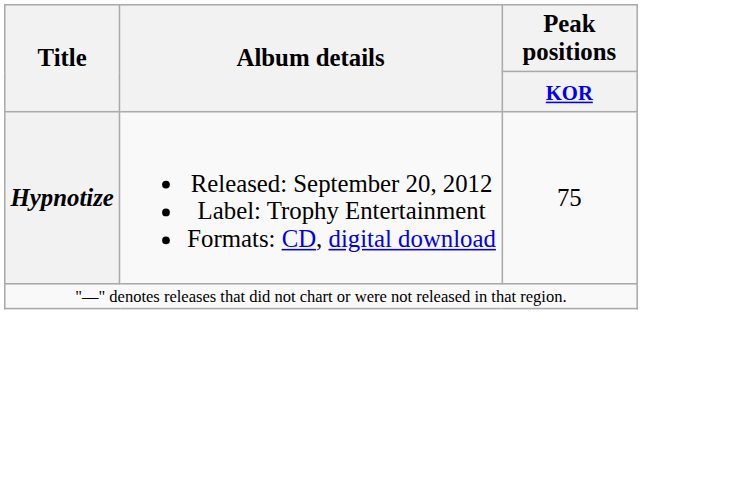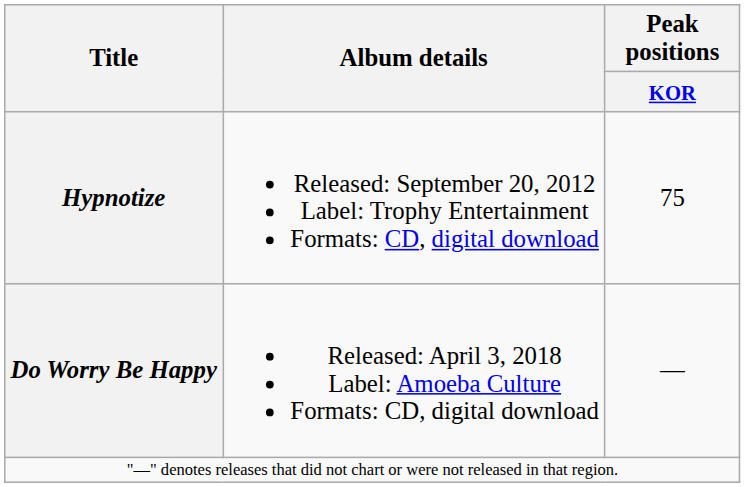+ row: (114, 370)
